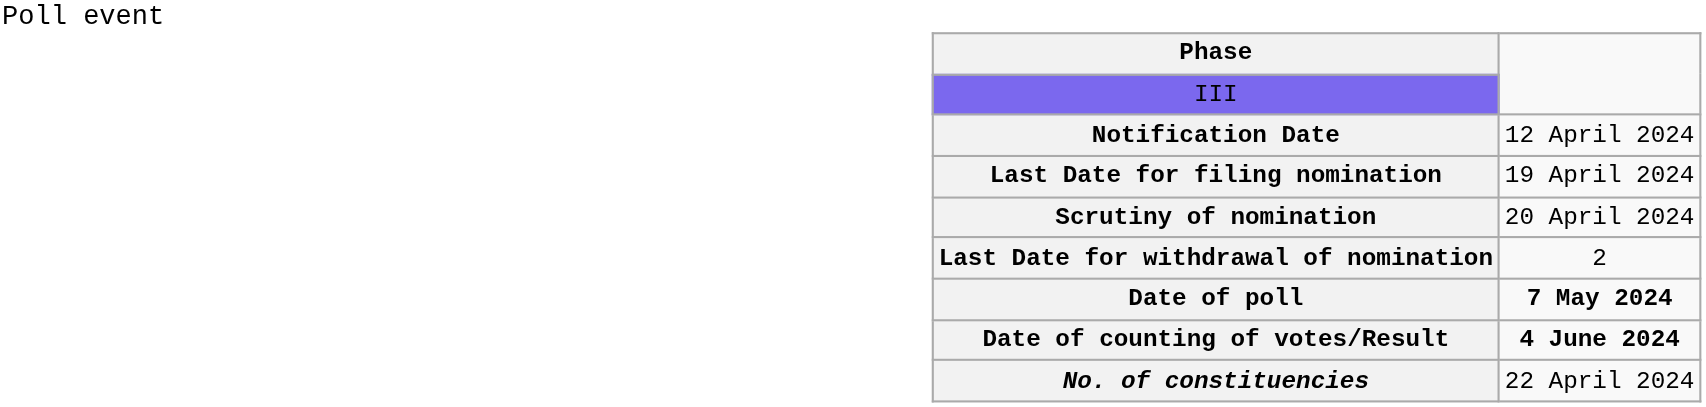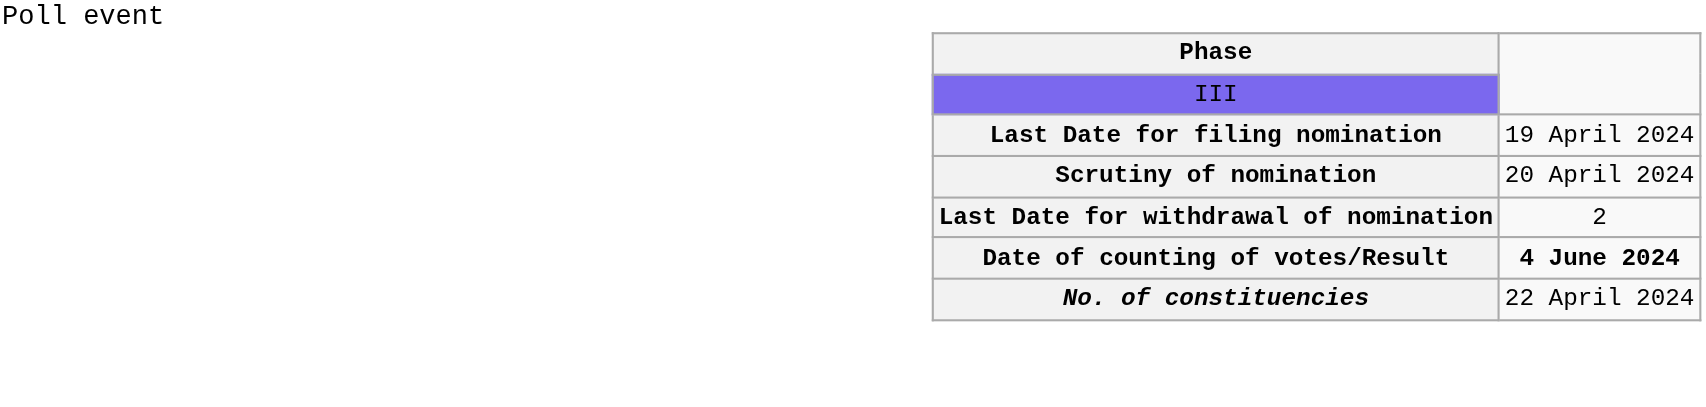- row: (1216, 135)
- row: (1216, 299)
